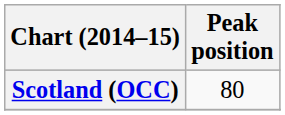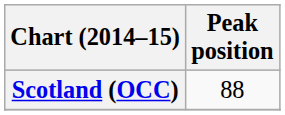(232, 89) 80 -> (232, 89) 88
